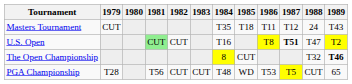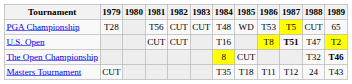rows swapped: (44, 27) <-> (43, 72)
(156, 42) lightgreen background -> (156, 42) no background
